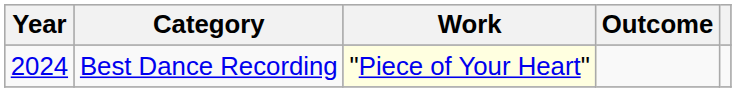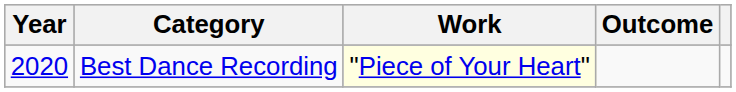(39, 65) 2024 -> (39, 65) 2020
